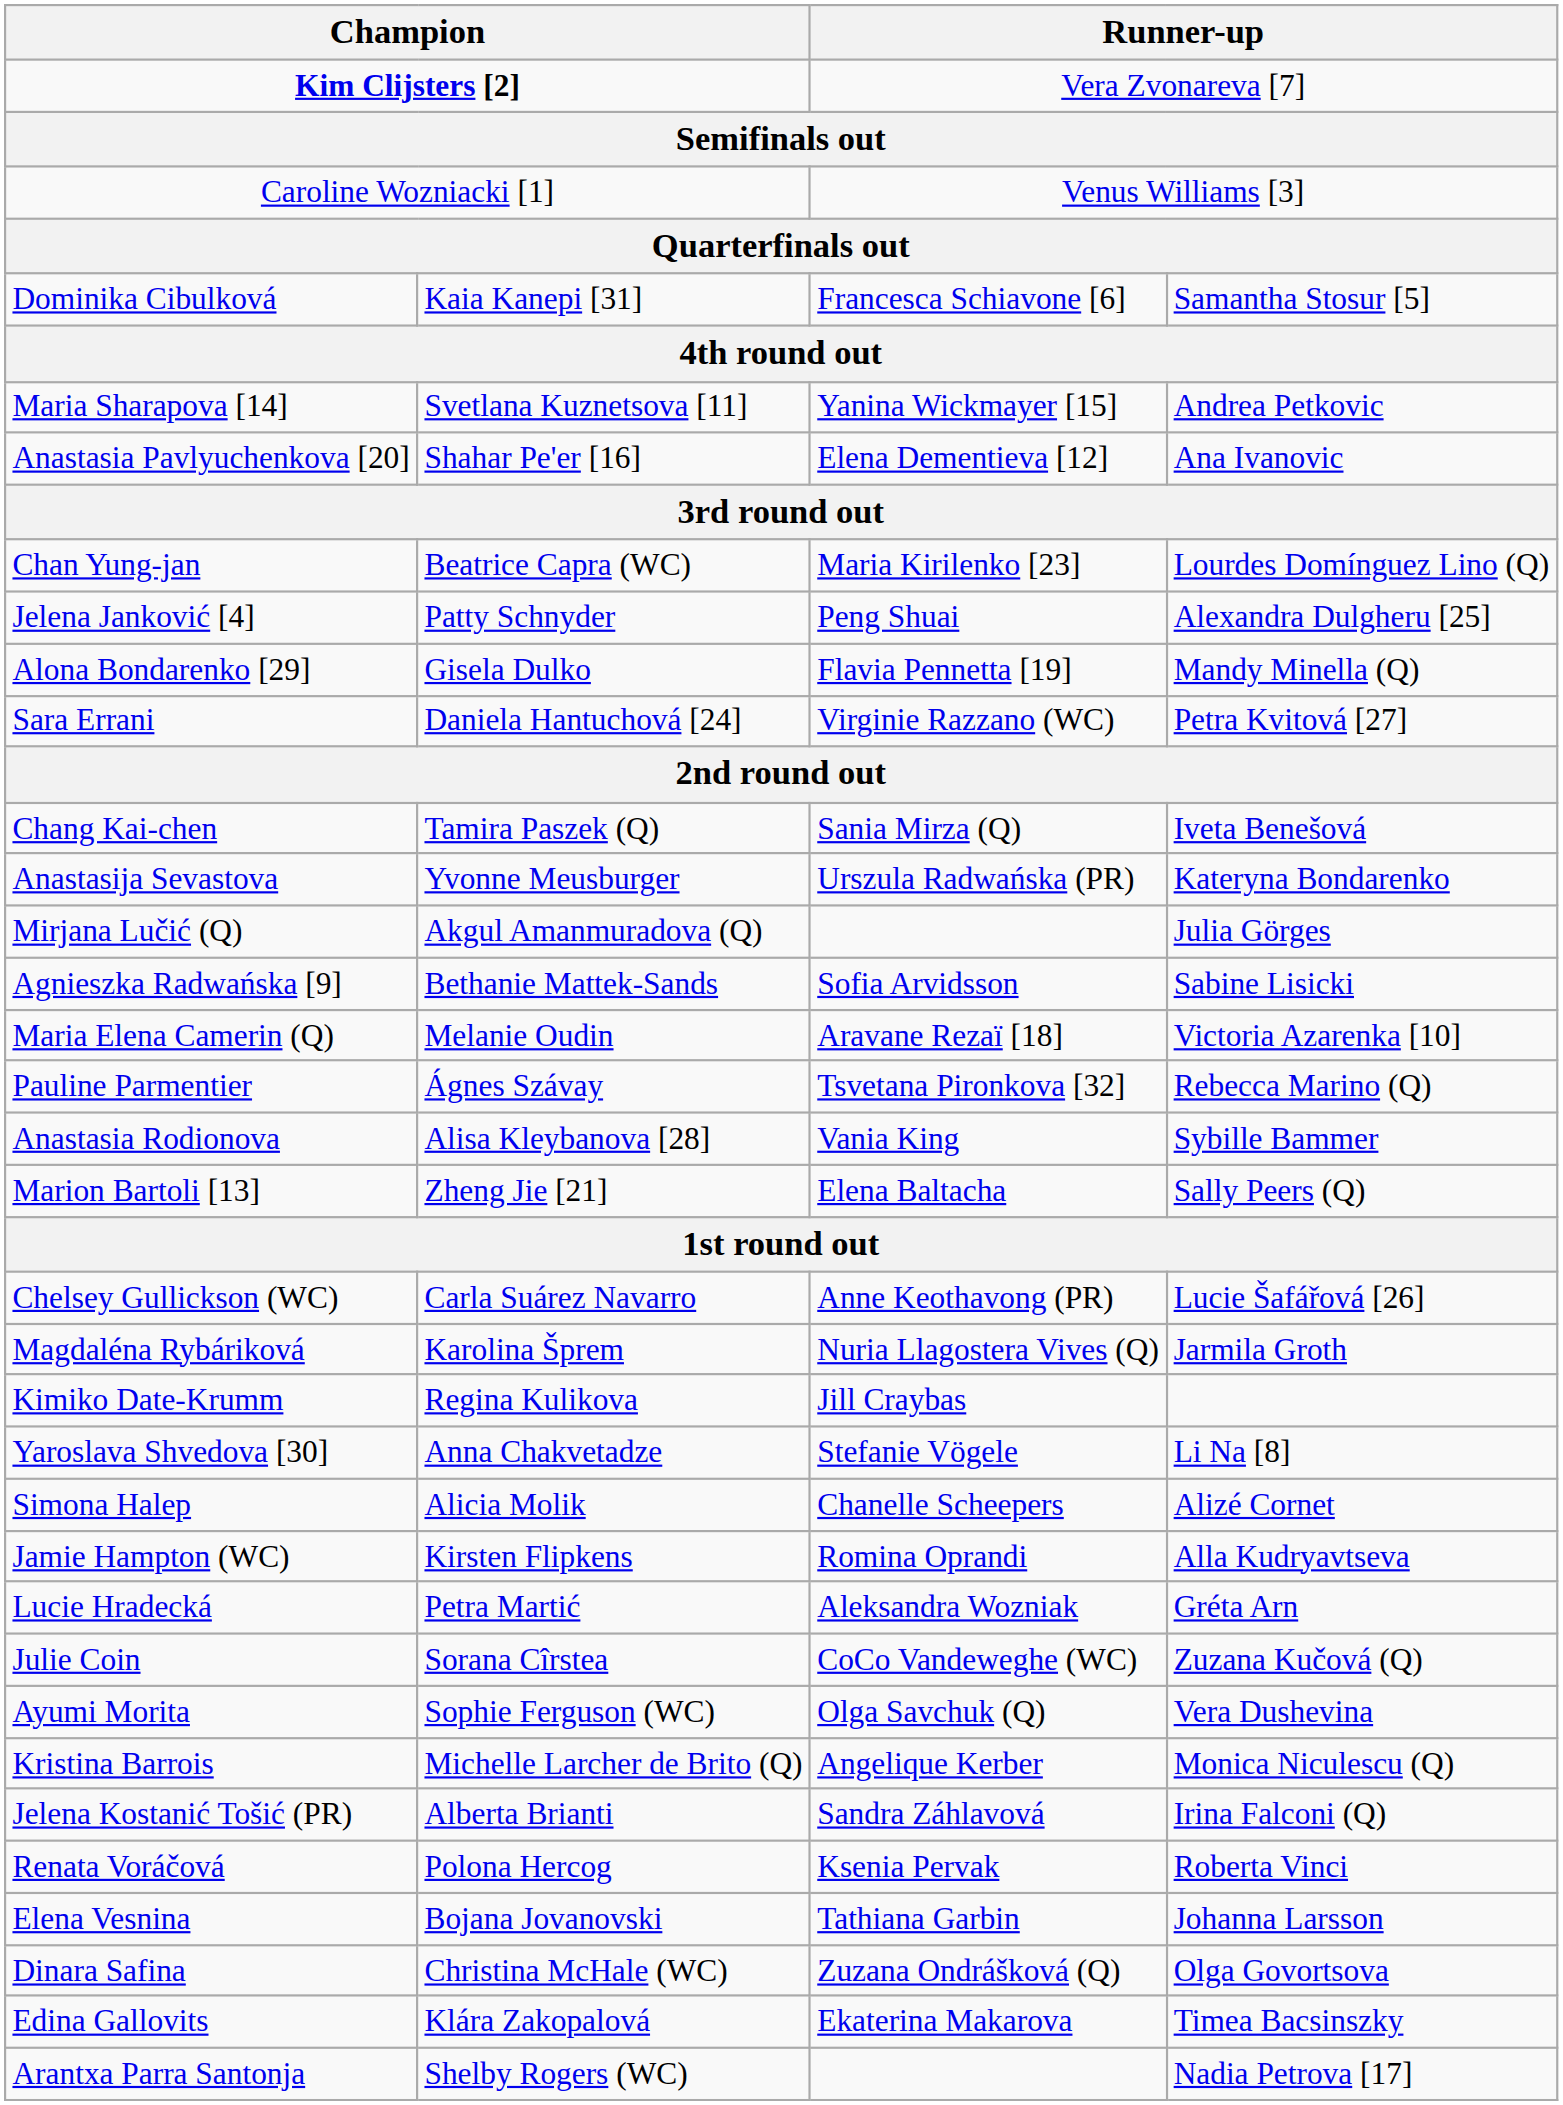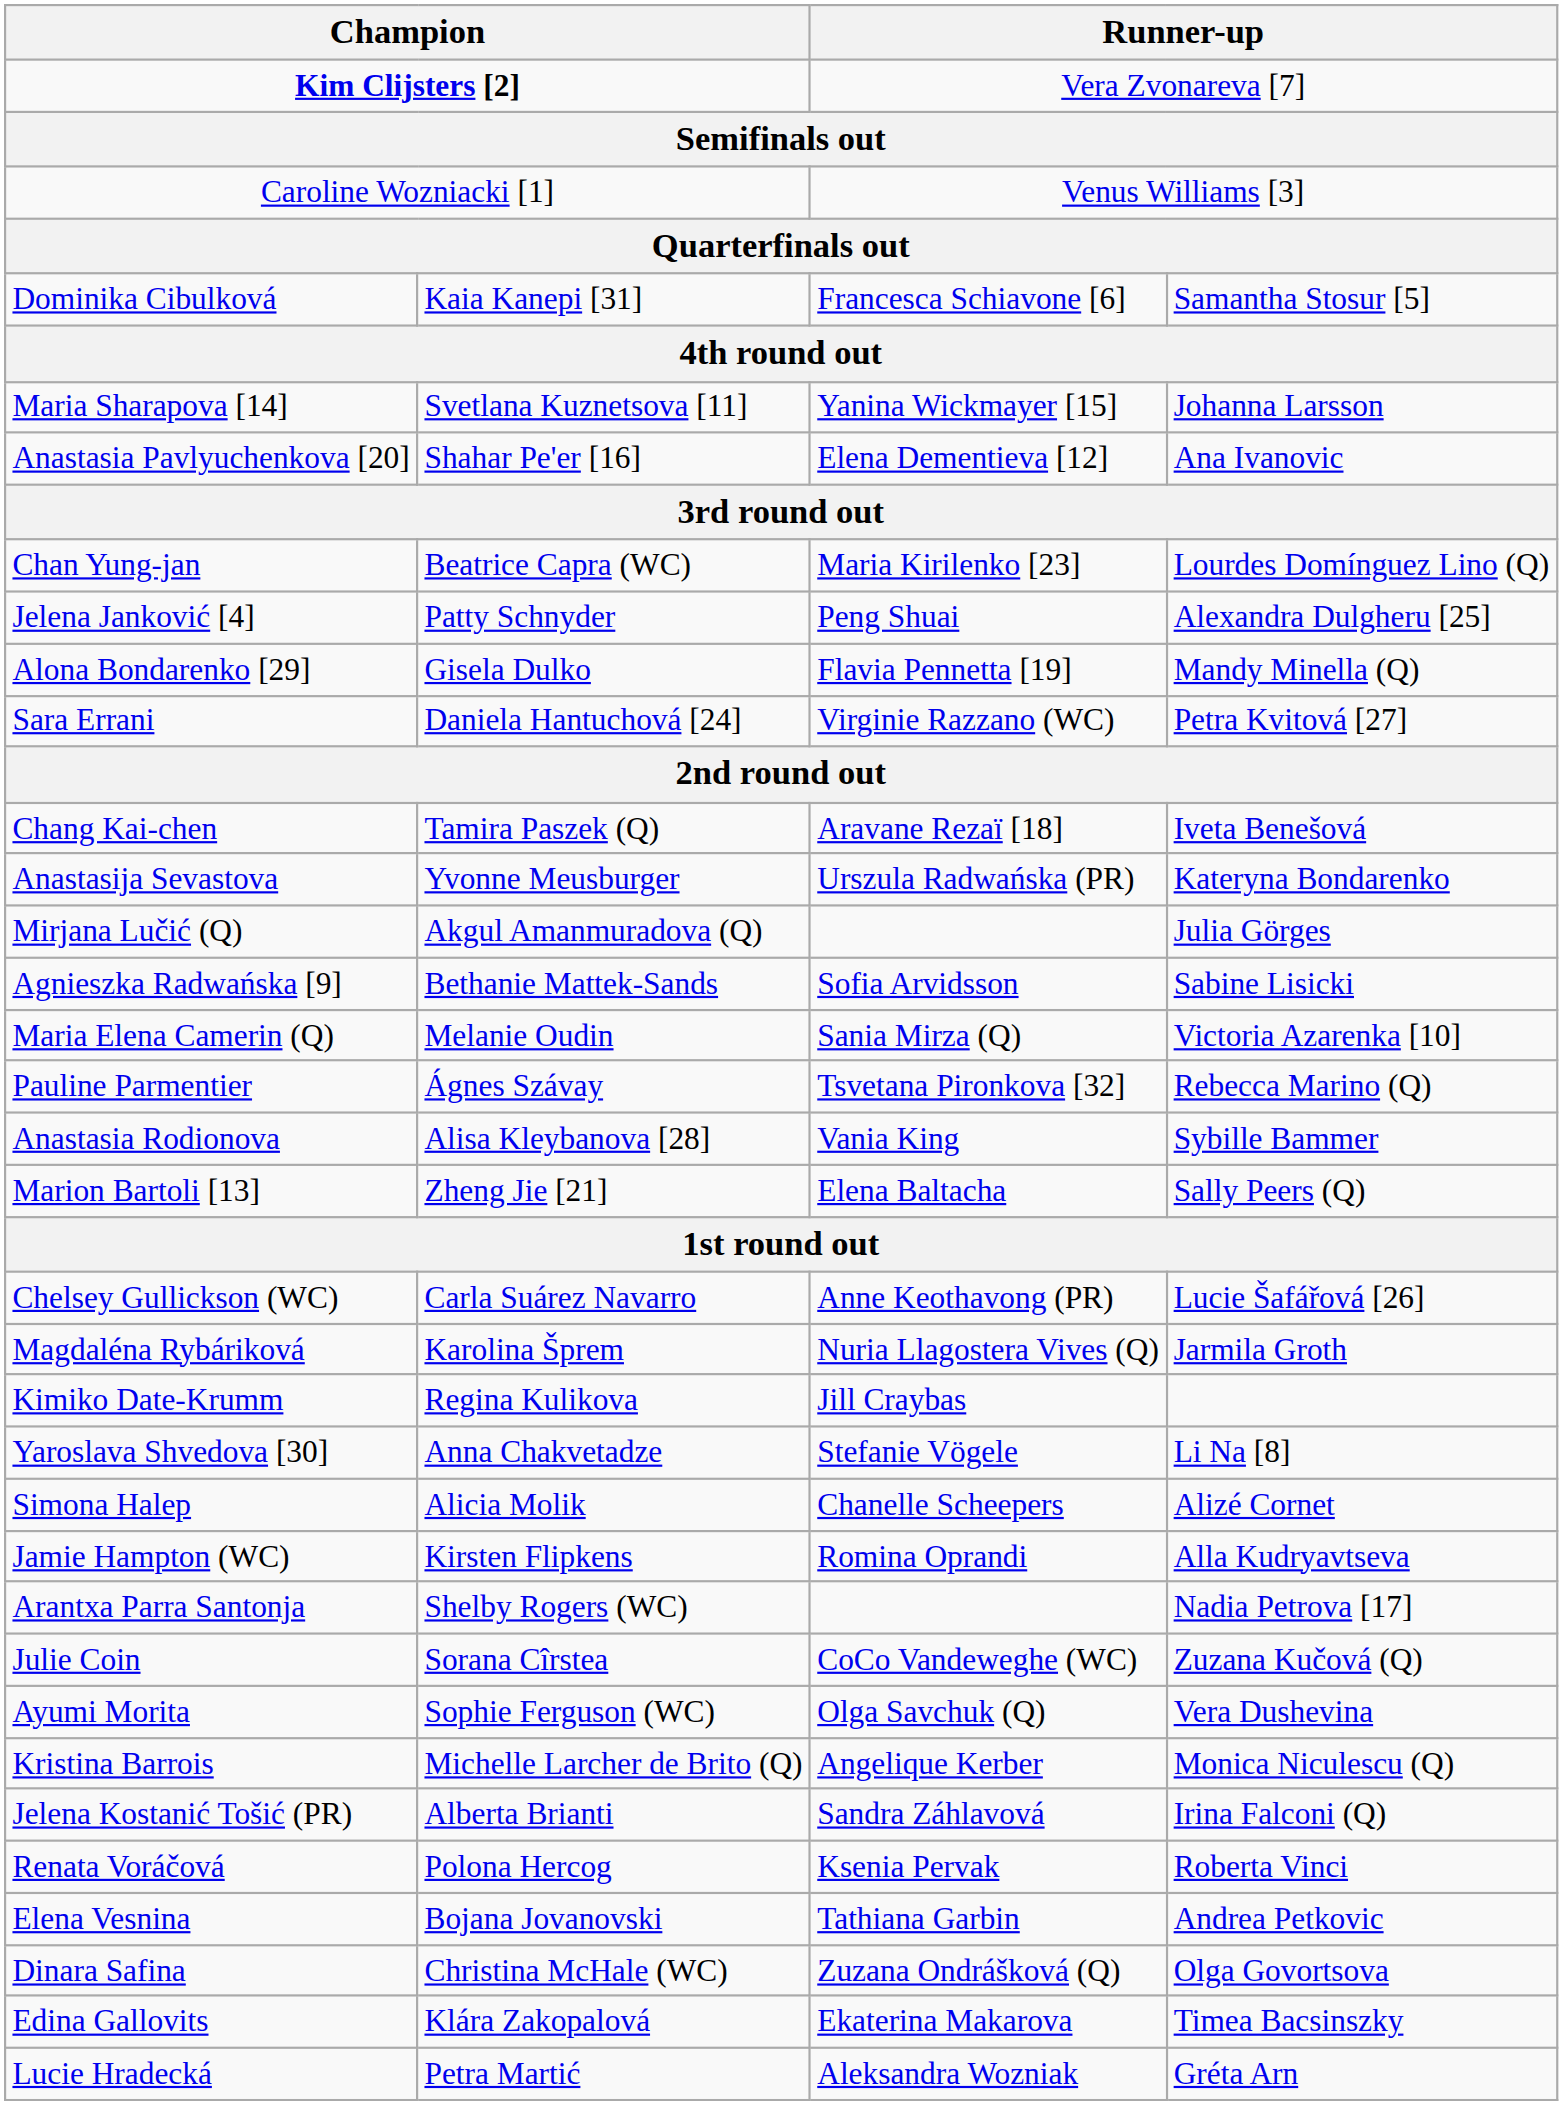(1279, 406) Andrea Petkovic -> (1279, 406) Johanna Larsson
(919, 827) Sania Mirza (Q) -> (940, 827) Aravane Rezaï [18]
(940, 1034) Aravane Rezaï [18] -> (919, 1034) Sania Mirza (Q)
rows swapped: (159, 2073) <-> (112, 1607)
(1279, 1918) Johanna Larsson -> (1279, 1918) Andrea Petkovic
